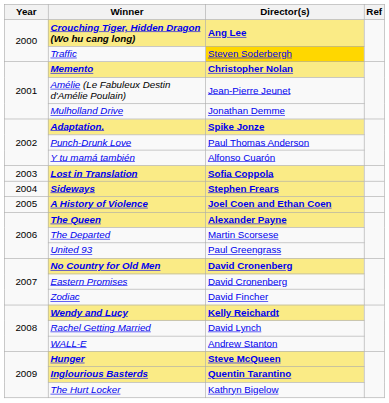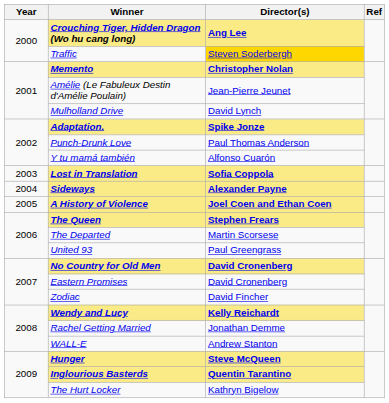(246, 111) Jonathan Demme -> (235, 111) David Lynch
(243, 188) Stephen Frears -> (247, 188) Alexander Payne
(247, 219) Alexander Payne -> (243, 219) Stephen Frears
(235, 328) David Lynch -> (246, 328) Jonathan Demme
